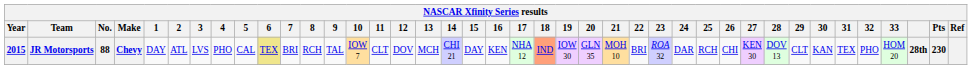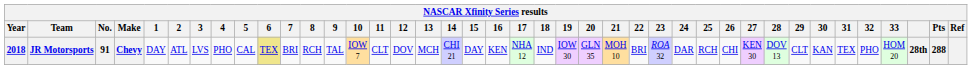(16, 50) 2015 -> (16, 50) 2018
(105, 50) 88 -> (105, 50) 91
(545, 50) lightsalmon background -> (545, 50) no background
(939, 50) 230 -> (939, 50) 288
